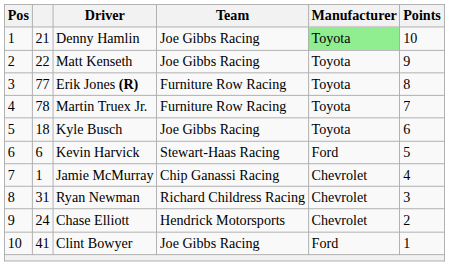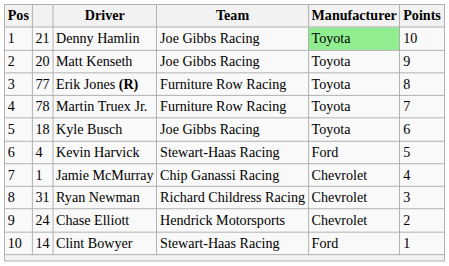(42, 60) 22 -> (42, 60) 20
(39, 151) 6 -> (39, 151) 4
(42, 242) 41 -> (42, 242) 14
(210, 242) Joe Gibbs Racing -> (220, 242) Stewart-Haas Racing
